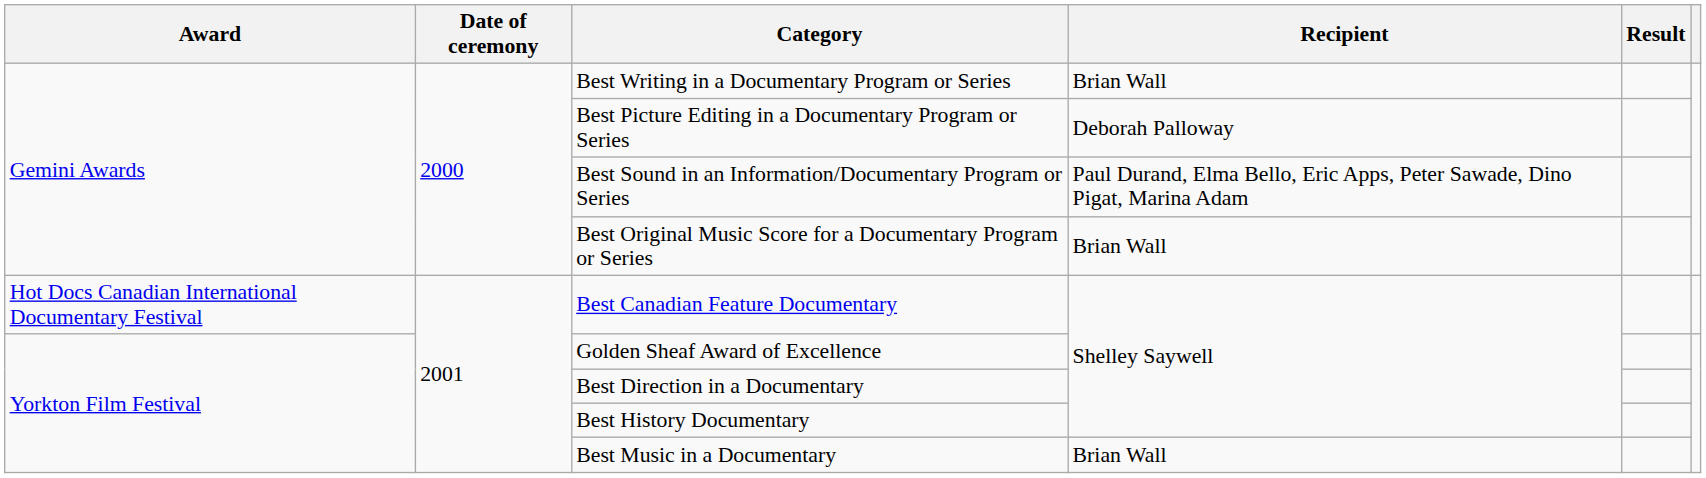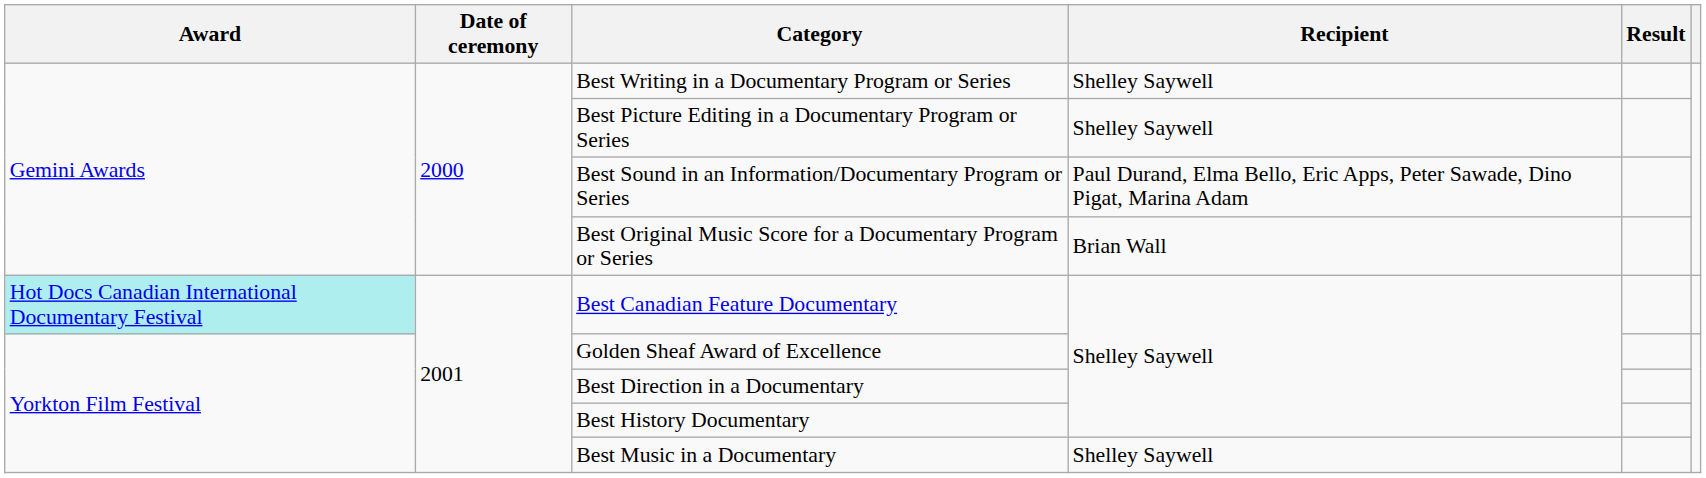(1120, 80) Brian Wall -> (1143, 80) Shelley Saywell
(1153, 127) Deborah Palloway -> (1143, 127) Shelley Saywell
(153, 304) no background -> (153, 304) paleturquoise background
(1120, 454) Brian Wall -> (1143, 454) Shelley Saywell
